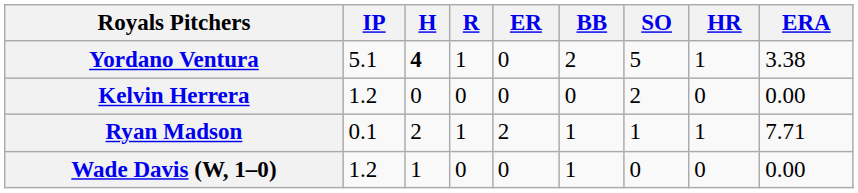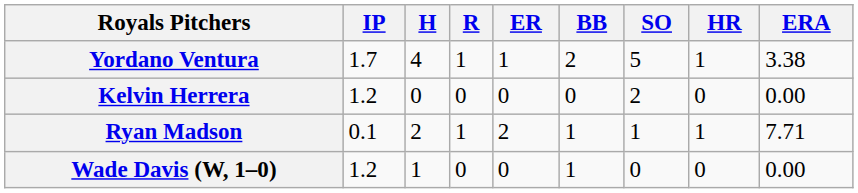(363, 59) 5.1 -> (363, 59) 1.7
(416, 59) bold -> (416, 59) normal
(504, 59) 0 -> (504, 59) 1
